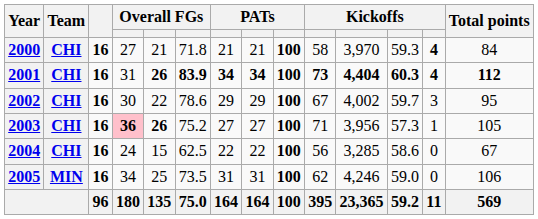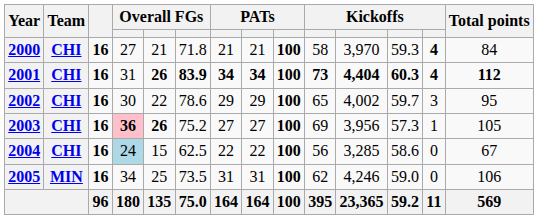(320, 100) 67 -> (320, 100) 65
(320, 126) 71 -> (320, 126) 69
(128, 151) no background -> (128, 151) lightblue background
